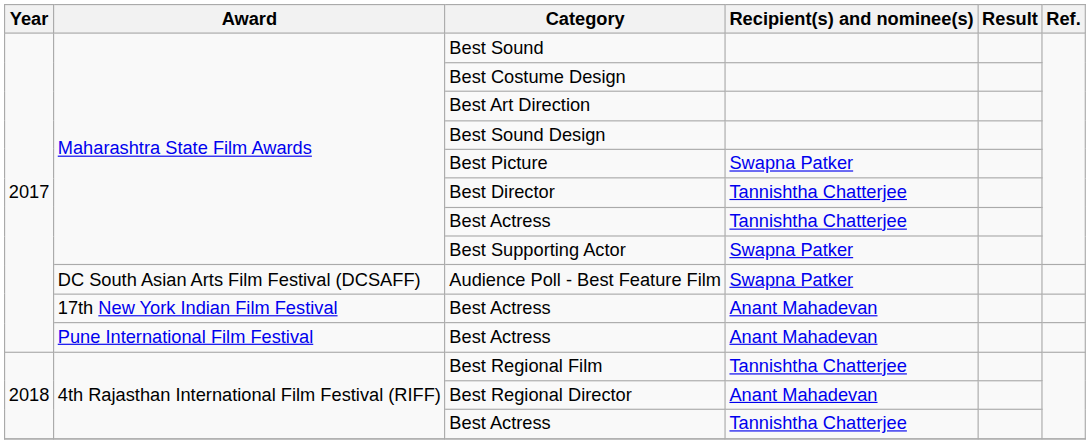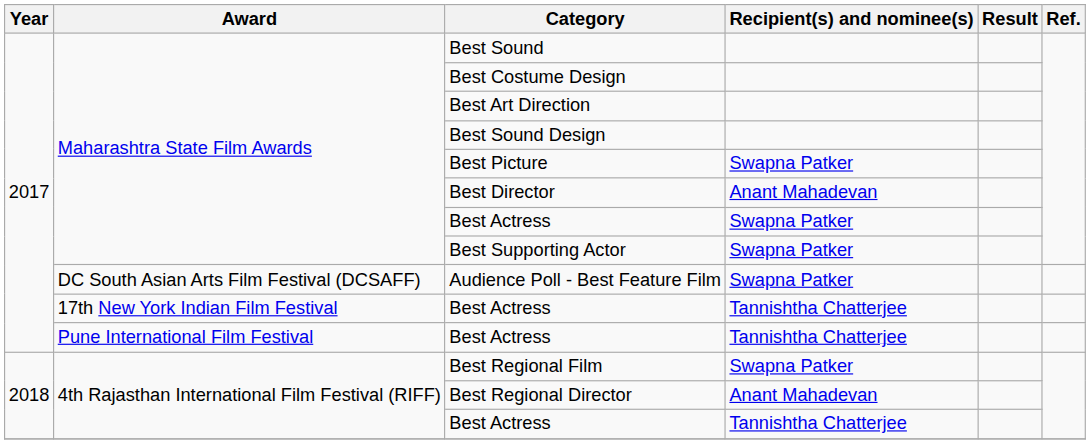(818, 192) Tannishtha Chatterjee -> (803, 192) Anant Mahadevan
(818, 221) Tannishtha Chatterjee -> (791, 221) Swapna Patker
(803, 308) Anant Mahadevan -> (818, 308) Tannishtha Chatterjee
(803, 337) Anant Mahadevan -> (818, 337) Tannishtha Chatterjee
(818, 366) Tannishtha Chatterjee -> (791, 366) Swapna Patker
